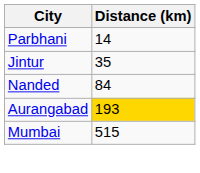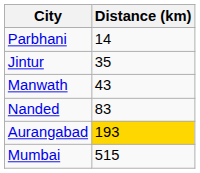+ row: (38, 86)
(103, 86) 84 -> (103, 109) 83
